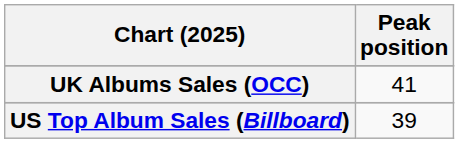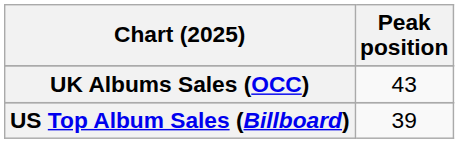(404, 84) 41 -> (404, 84) 43
